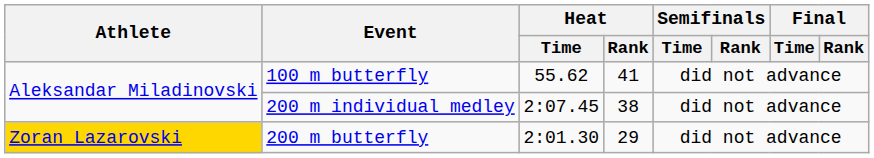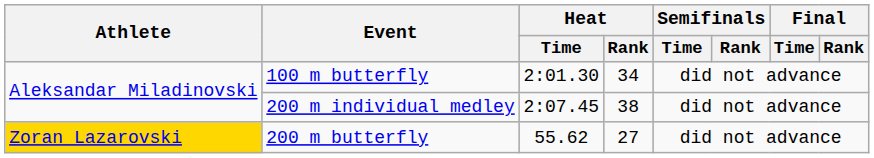(561, 77) 55.62 -> (561, 77) 2:01.30
(628, 77) 41 -> (628, 77) 34
(561, 137) 2:01.30 -> (561, 137) 55.62
(628, 137) 29 -> (628, 137) 27
